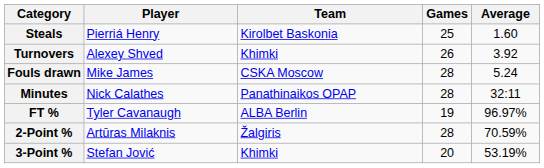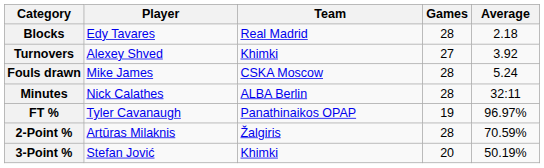- row: (44, 34)
+ row: (44, 34)
(447, 53) 26 -> (447, 53) 27
(298, 93) Panathinaikos OPAP -> (274, 93) ALBA Berlin
(274, 113) ALBA Berlin -> (298, 113) Panathinaikos OPAP
(505, 152) 53.19% -> (505, 152) 50.19%
